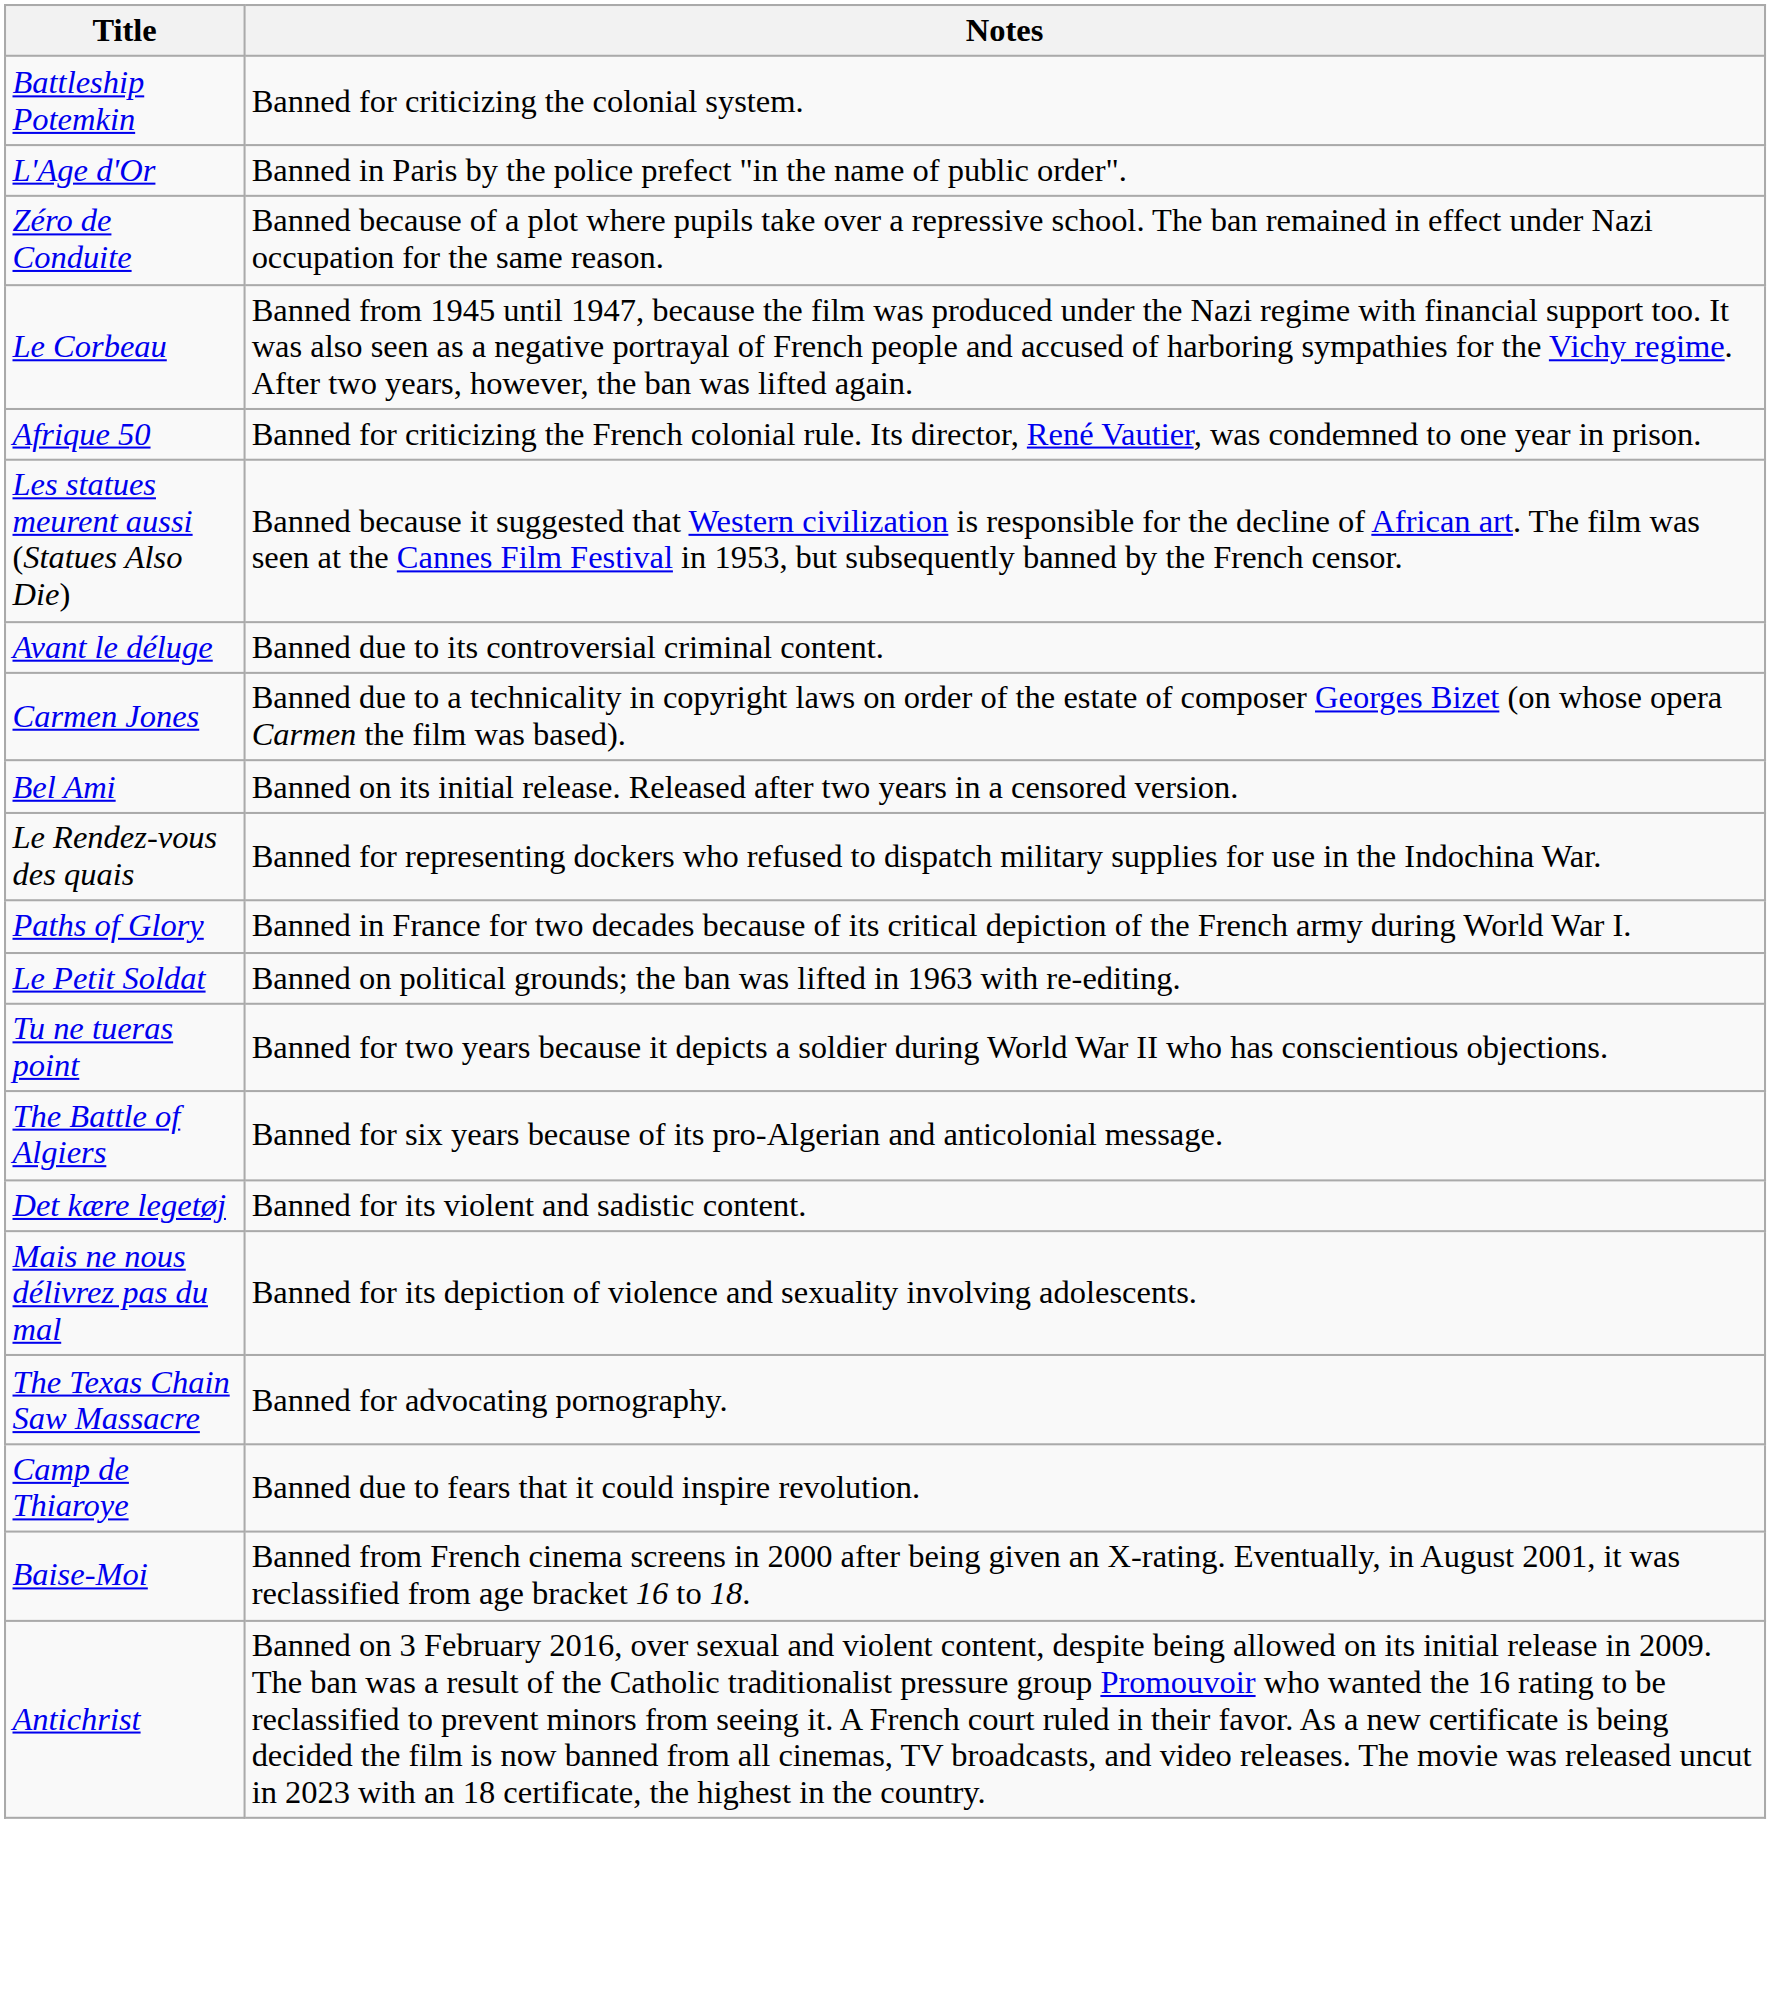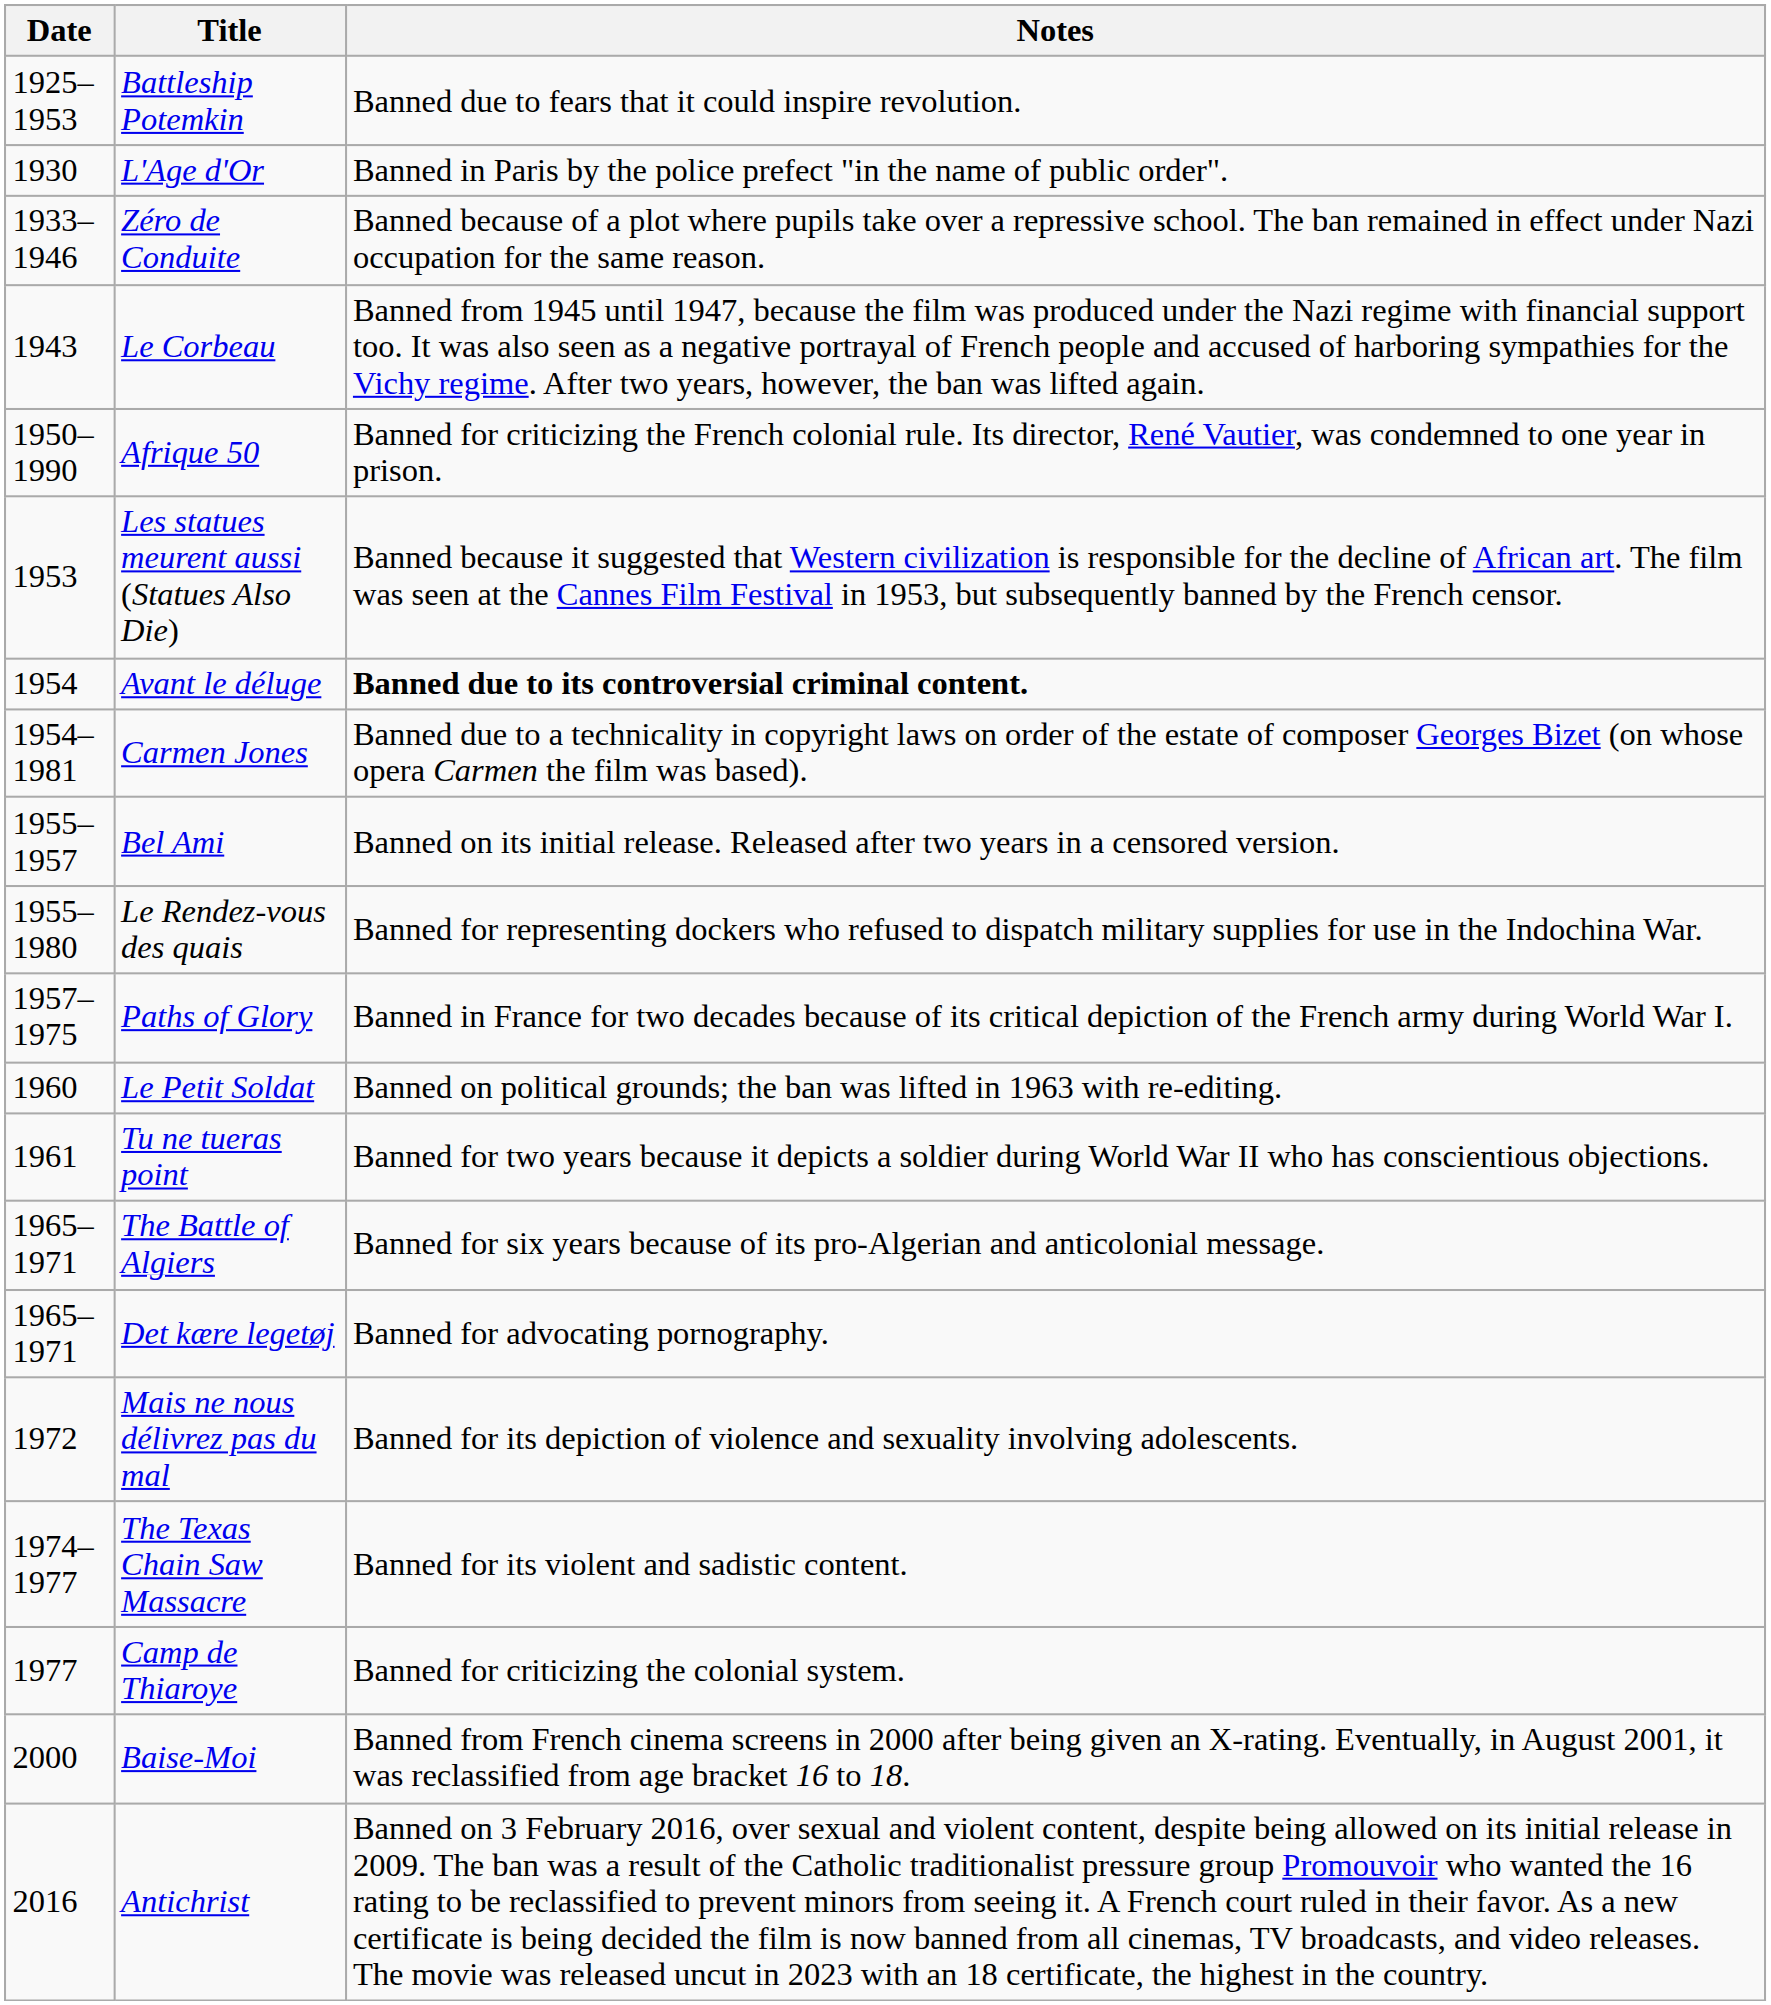+ column: (59, 30)
(528, 100) Banned for criticizing the colonial system. -> (687, 100) Banned due to fears that it could inspire revolution.
(568, 646) normal -> (691, 683) bold
(529, 1204) Banned for its violent and sadistic content. -> (591, 1332) Banned for advocating pornography.
(490, 1399) Banned for advocating pornography. -> (630, 1563) Banned for its violent and sadistic content.
(586, 1487) Banned due to fears that it could inspire revolution. -> (629, 1669) Banned for criticizing the colonial system.
